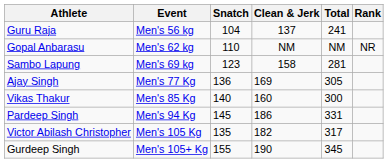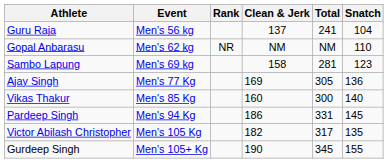columns swapped: (231, 13) <-> (368, 13)
